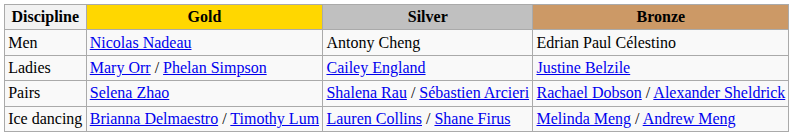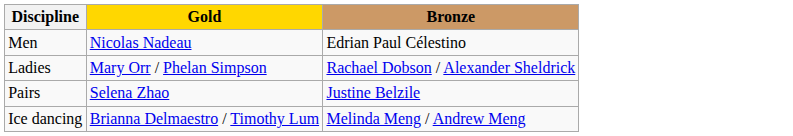- column: (428, 17)
(583, 67) Justine Belzile -> (451, 67) Rachael Dobson / Alexander Sheldrick
(661, 93) Rachael Dobson / Alexander Sheldrick -> (373, 93) Justine Belzile
